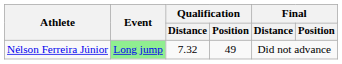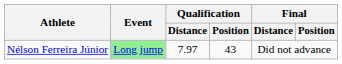(188, 50) 7.32 -> (188, 50) 7.97
(230, 50) 49 -> (230, 50) 43
